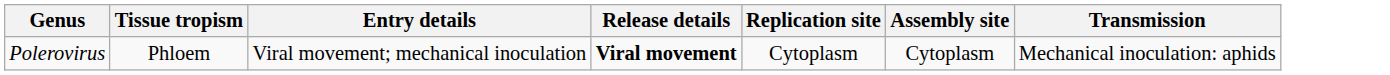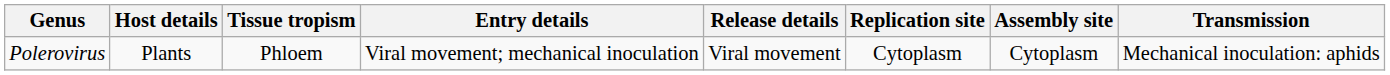+ column: (166, 20)
(666, 53) bold -> (774, 53) normal
